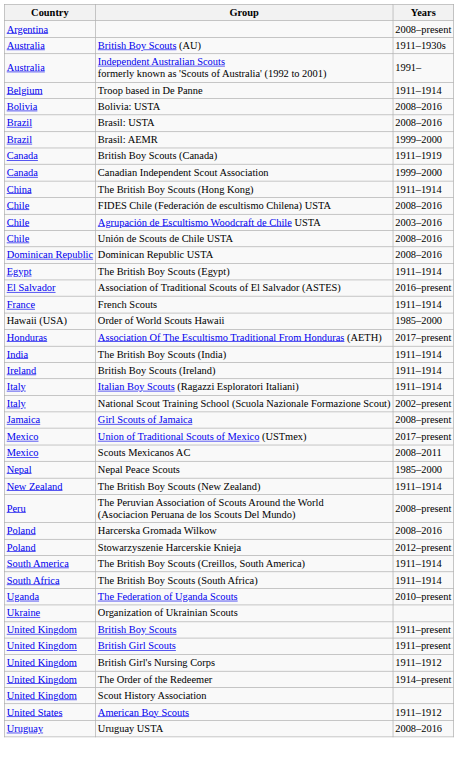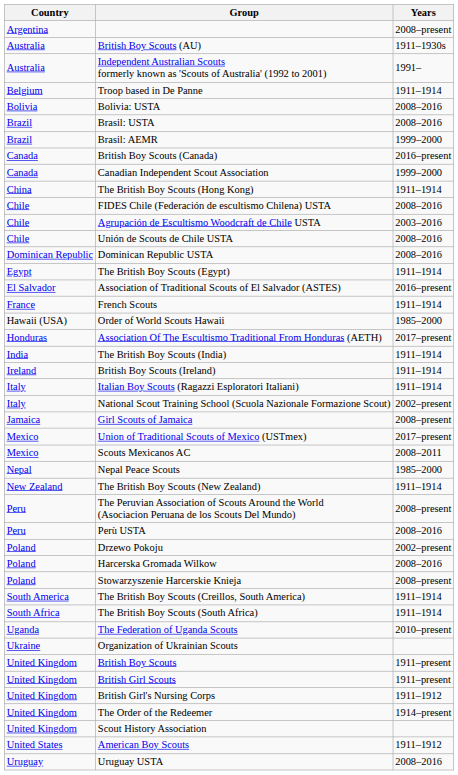(418, 156) 1911–1919 -> (423, 156) 2016–present
+ row: (122, 530)
+ row: (130, 547)
(423, 547) 2012–present -> (423, 580) 2008–present
